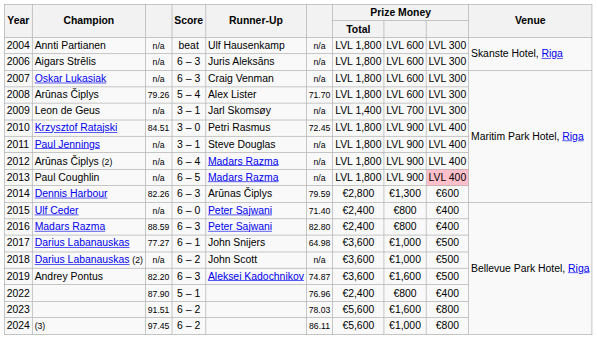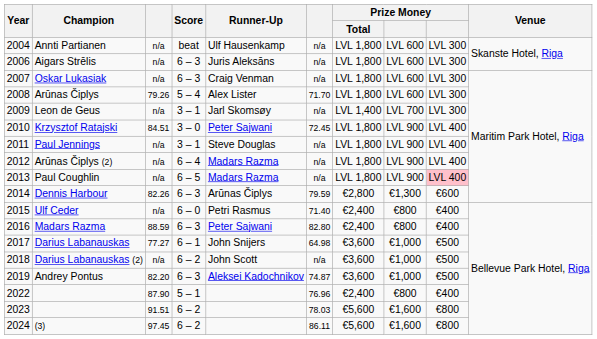(239, 128) Petri Rasmus -> (240, 128) Peter Sajwani
(240, 210) Peter Sajwani -> (239, 210) Petri Rasmus
(405, 276) €1,600 -> (405, 276) €1,000
(405, 326) €1,000 -> (405, 326) €1,600
